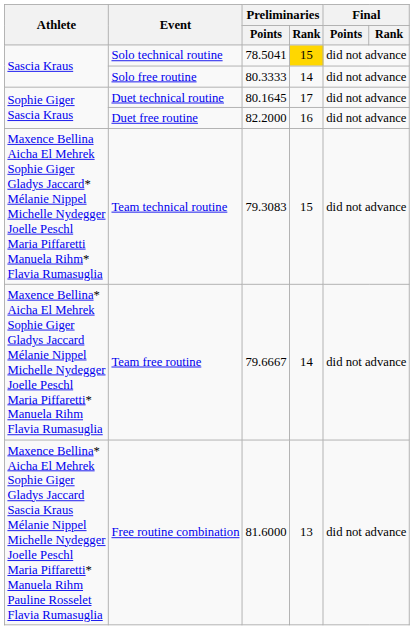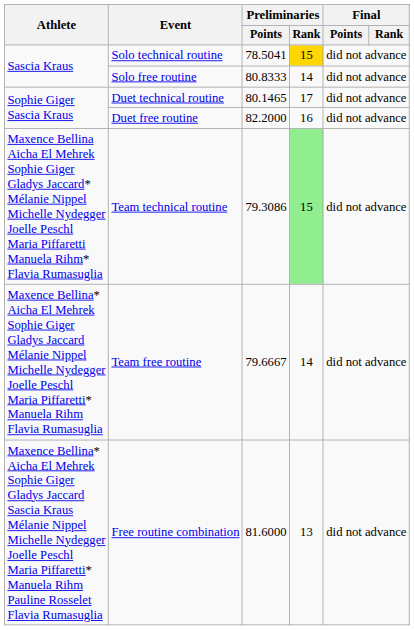(266, 76) 80.3333 -> (266, 76) 80.8333
(266, 97) 80.1645 -> (266, 97) 80.1465
(266, 206) 79.3083 -> (266, 206) 79.3086
(306, 206) no background -> (306, 206) lightgreen background
